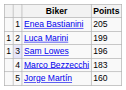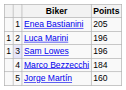(100, 38) 199 -> (100, 38) 196
(100, 65) 183 -> (100, 65) 184
